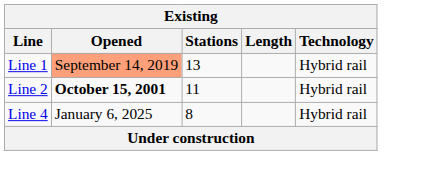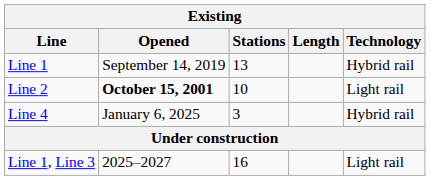(116, 65) lightsalmon background -> (164, 65) no background
(193, 89) 11 -> (240, 89) 10
(333, 89) Hybrid rail -> (375, 89) Light rail
(189, 114) 8 -> (236, 114) 3
+ row: (52, 162)
